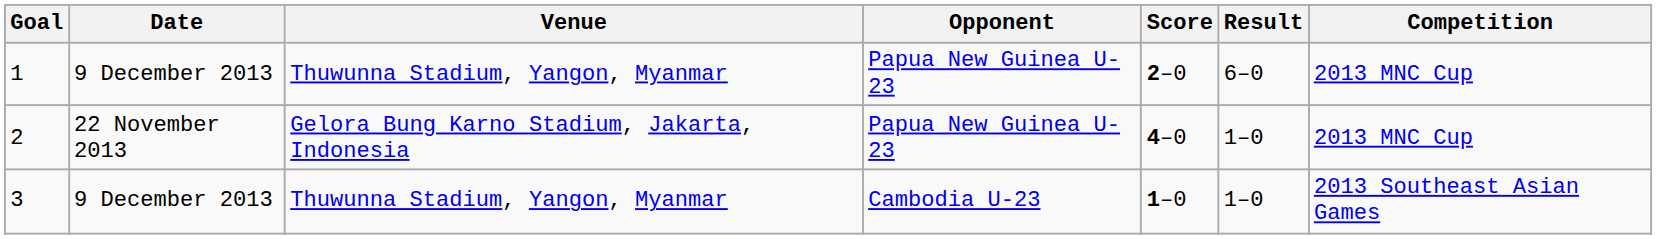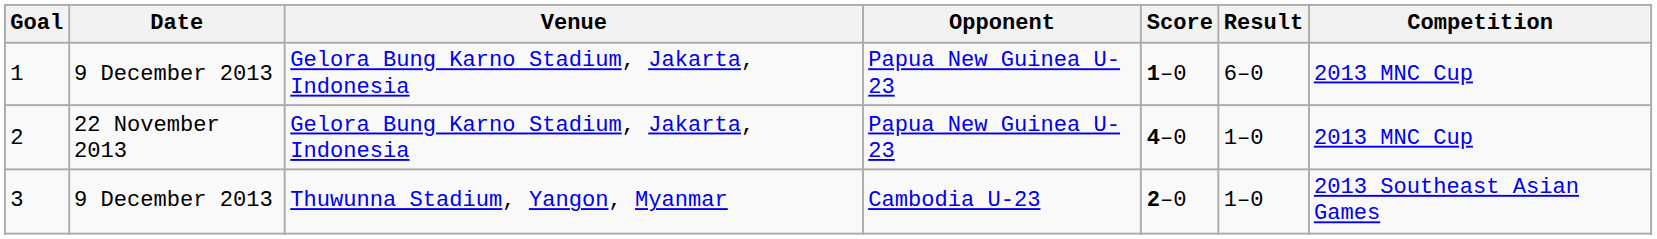(509, 74) Thuwunna Stadium, Yangon, Myanmar -> (522, 74) Gelora Bung Karno Stadium, Jakarta, Indonesia
(1167, 74) 2–0 -> (1167, 74) 1–0
(1167, 201) 1–0 -> (1167, 201) 2–0
